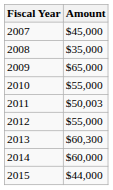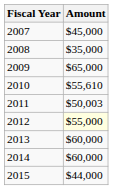(84, 85) $55,000 -> (84, 85) $55,610
(84, 121) no background -> (84, 121) lightyellow background
(84, 139) $60,300 -> (84, 139) $60,000
